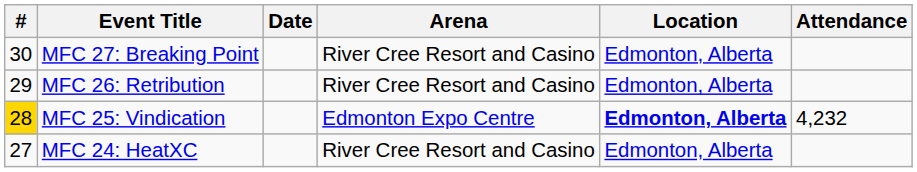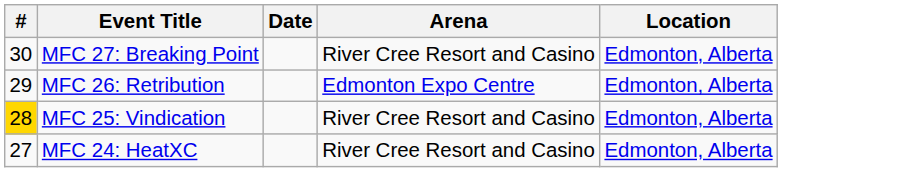- column: (852, 21)
(459, 86) River Cree Resort and Casino -> (428, 86) Edmonton Expo Centre
(428, 118) Edmonton Expo Centre -> (459, 118) River Cree Resort and Casino
(695, 118) bold -> (689, 118) normal
